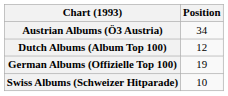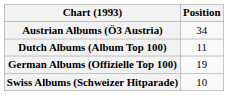(202, 47) 12 -> (202, 47) 11
